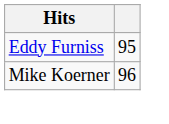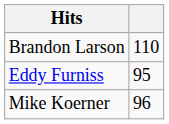+ row: (67, 47)
